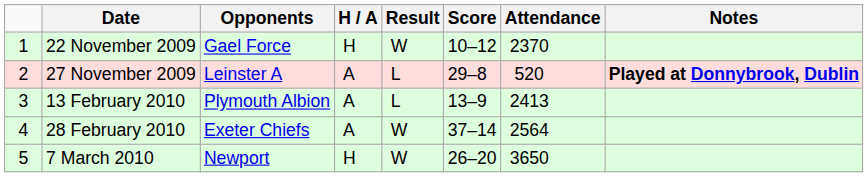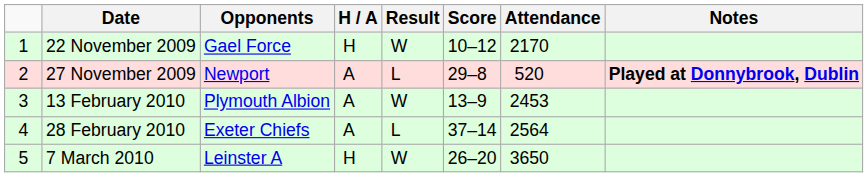(527, 46) 2370 -> (527, 46) 2170
(243, 74) Leinster A -> (237, 74) Newport
(393, 102) L -> (397, 102) W
(527, 102) 2413 -> (527, 102) 2453
(397, 130) W -> (393, 130) L
(237, 158) Newport -> (243, 158) Leinster A
